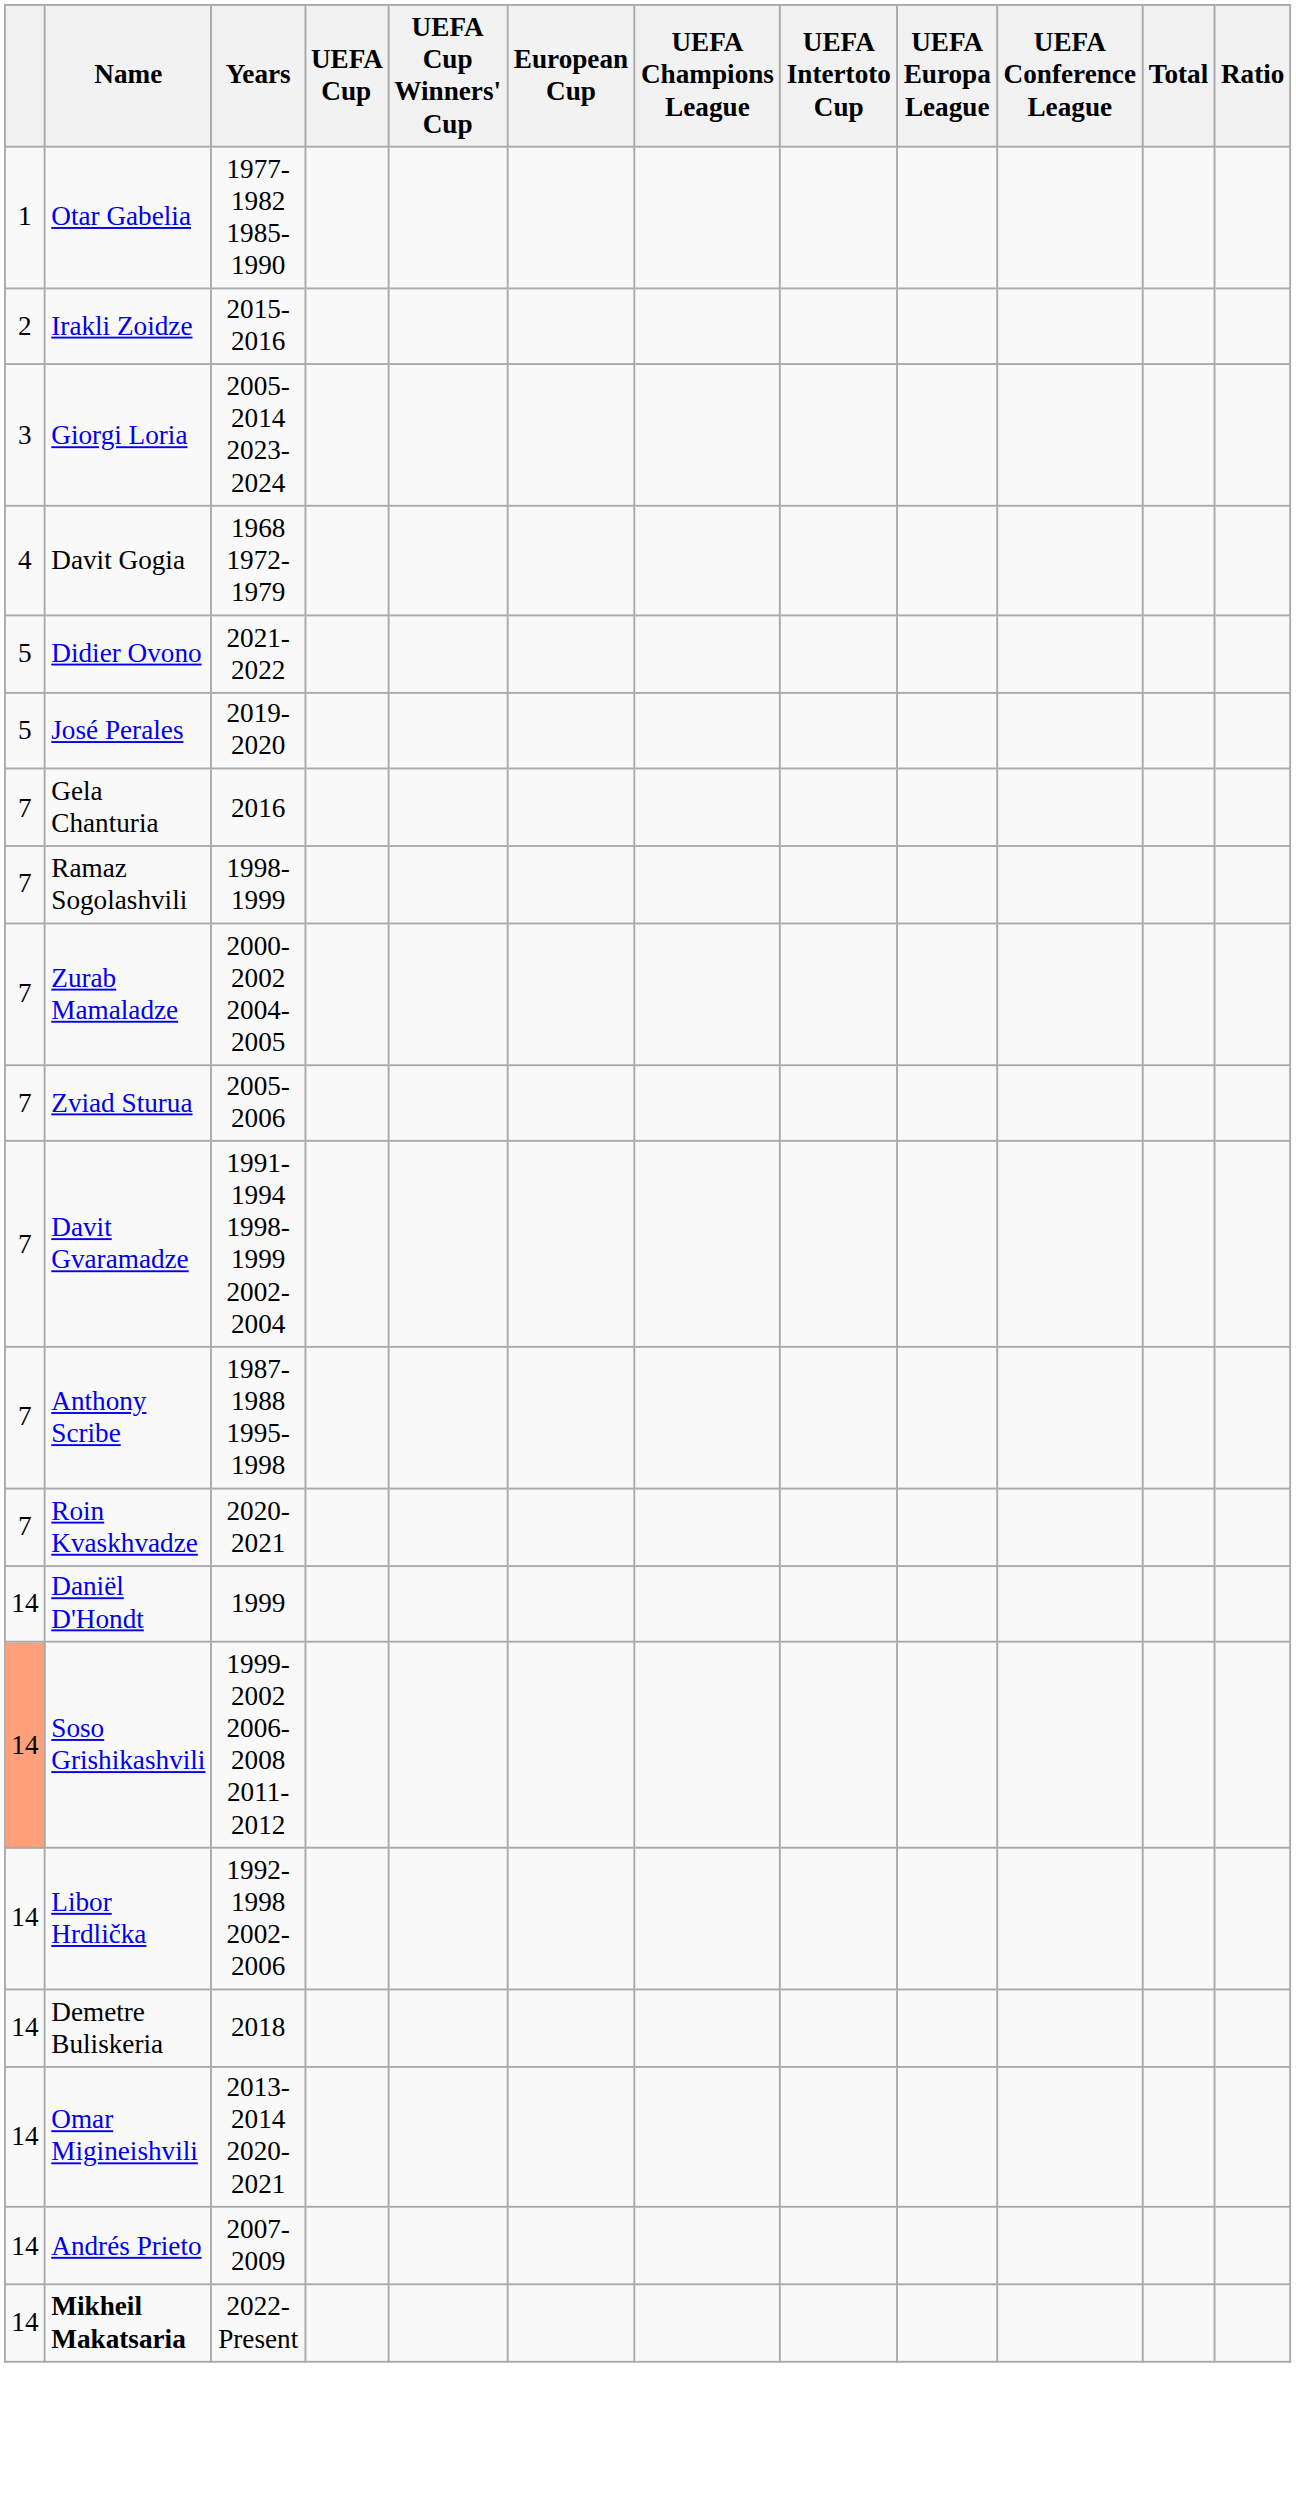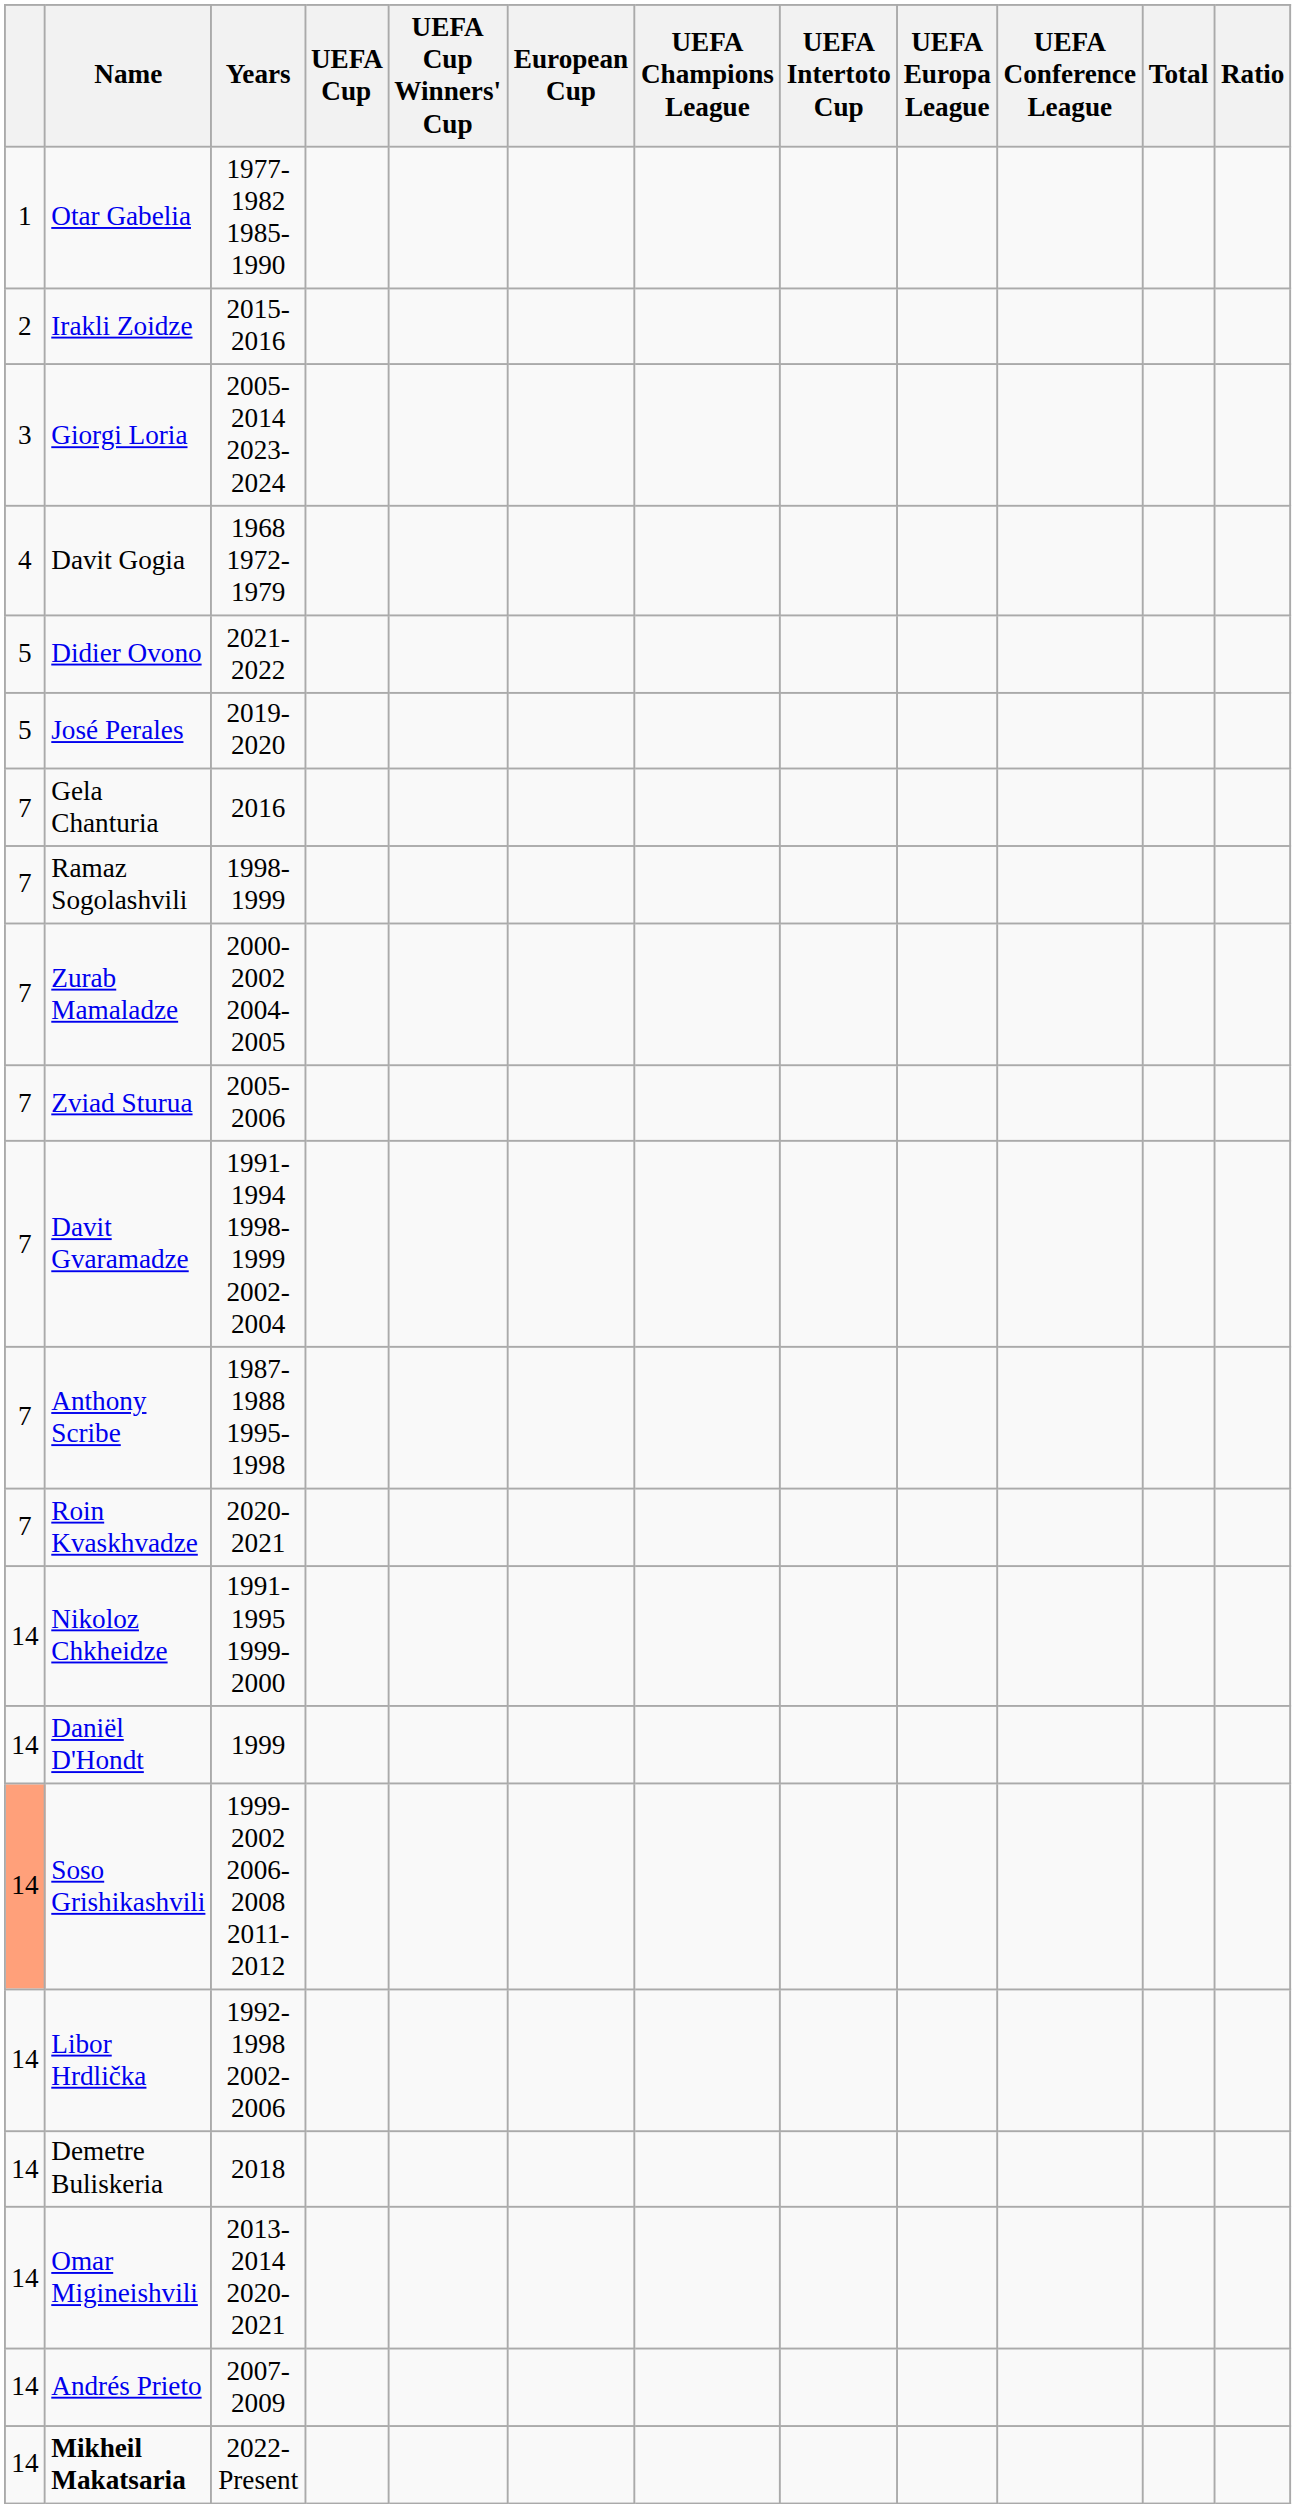+ row: (109, 1635)
